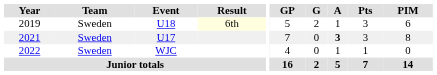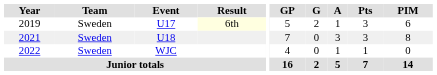(166, 24) U18 -> (166, 24) U17
(166, 37) U17 -> (166, 37) U18
(338, 37) bold -> (338, 37) normal
